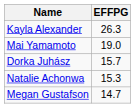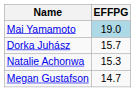- row: (44, 29)
(111, 45) no background -> (111, 29) lightblue background
